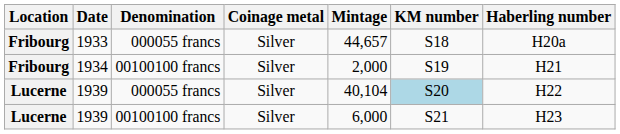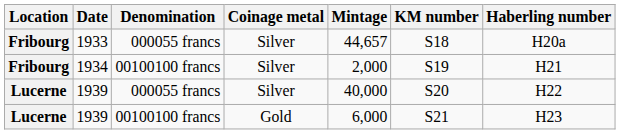(366, 91) 40,104 -> (366, 91) 40,000
(437, 91) lightblue background -> (437, 91) no background
(276, 116) Silver -> (276, 116) Gold
